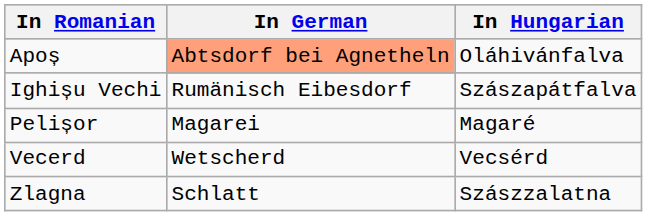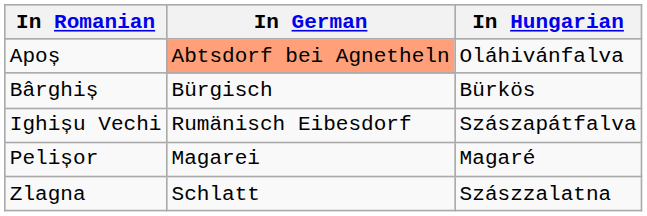+ row: (54, 91)
- row: (48, 159)
